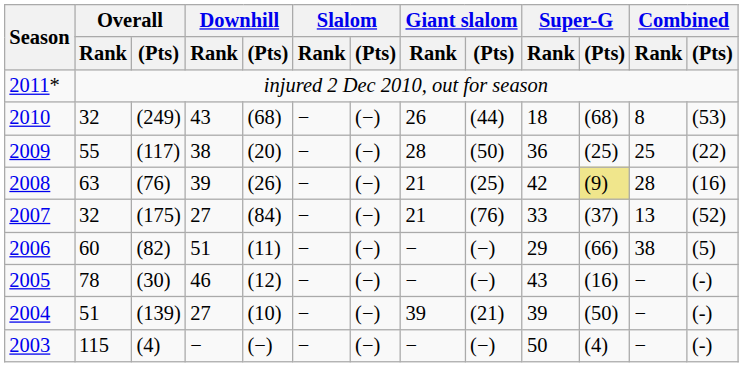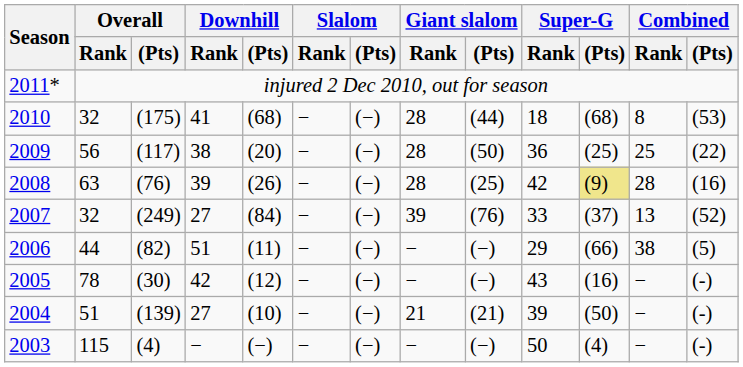(159, 118) (249) -> (159, 118) (175)
(200, 118) 43 -> (200, 118) 41
(416, 118) 26 -> (416, 118) 28
(89, 150) 55 -> (89, 150) 56
(416, 183) 21 -> (416, 183) 28
(159, 215) (175) -> (159, 215) (249)
(416, 215) 21 -> (416, 215) 39
(89, 248) 60 -> (89, 248) 44
(200, 280) 46 -> (200, 280) 42
(416, 313) 39 -> (416, 313) 21
